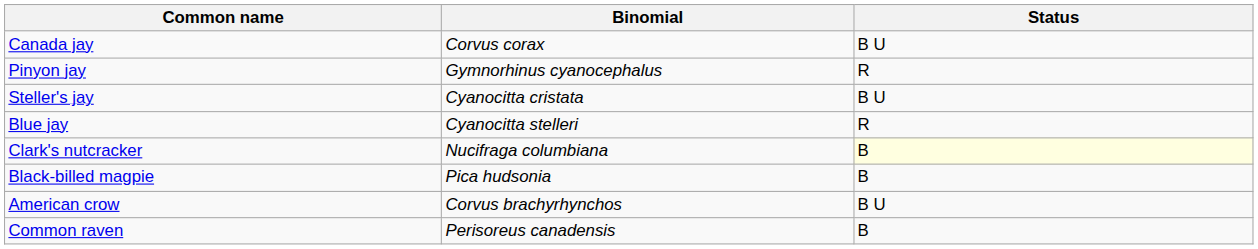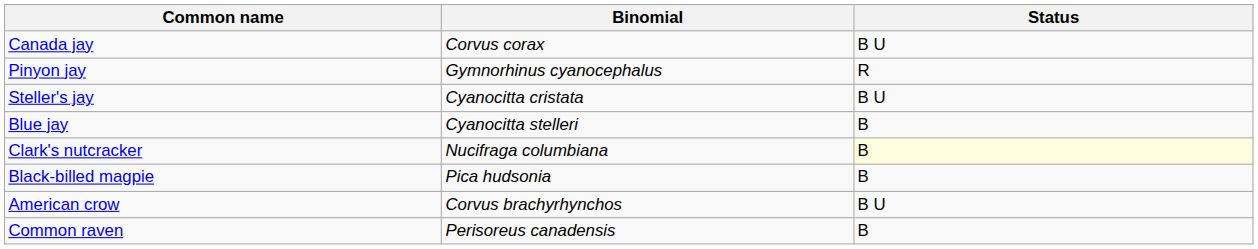(864, 124) R -> (863, 124) B
